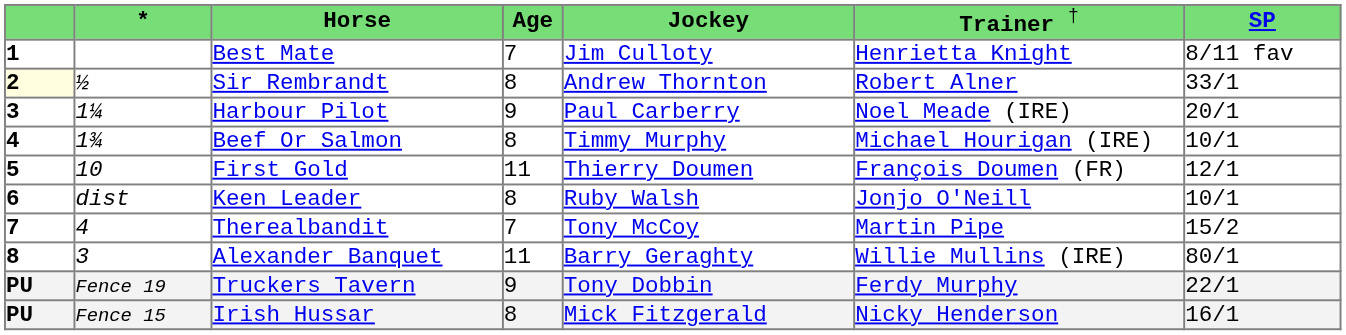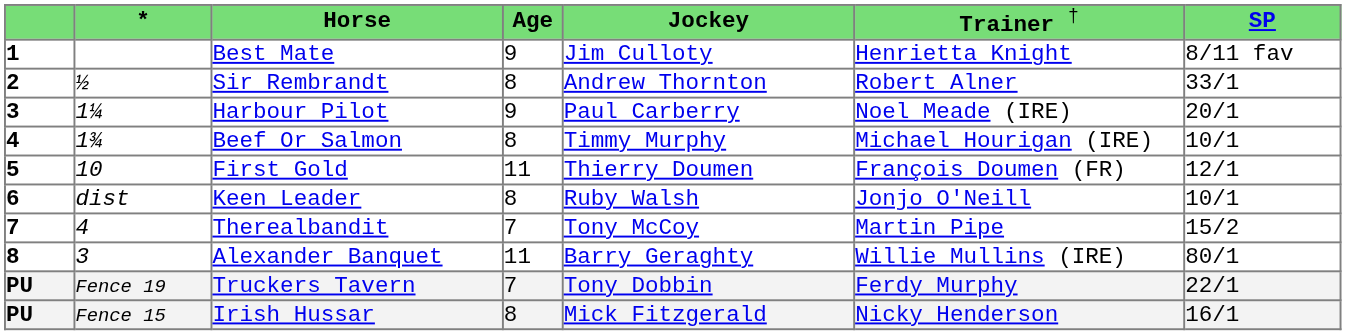(511, 54) 7 -> (511, 54) 9
(13, 83) lightyellow background -> (13, 83) no background
(511, 286) 9 -> (511, 286) 7
